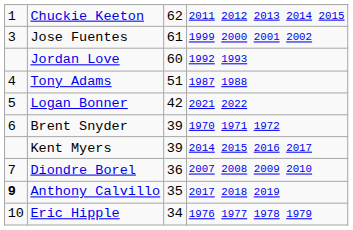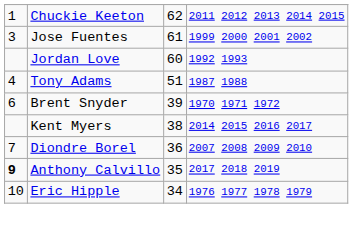- row: (79, 104)
(175, 148) 39 -> (175, 126) 38
